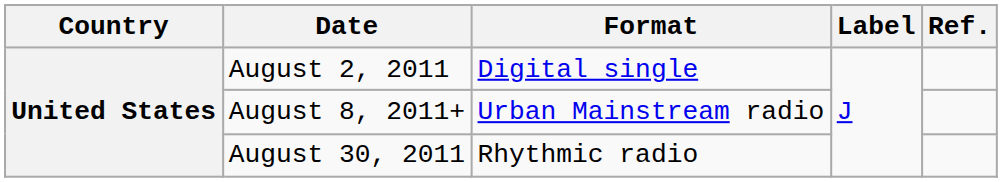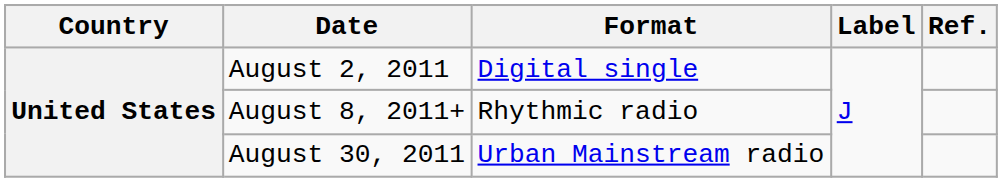(651, 112) Urban Mainstream radio -> (588, 112) Rhythmic radio
(588, 155) Rhythmic radio -> (651, 155) Urban Mainstream radio
